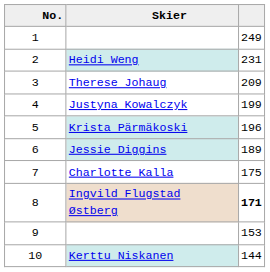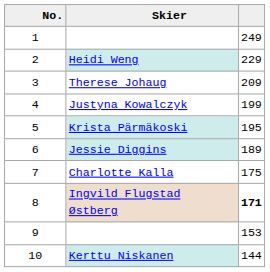(251, 61) 231 -> (251, 61) 229
(251, 127) 196 -> (251, 127) 195
